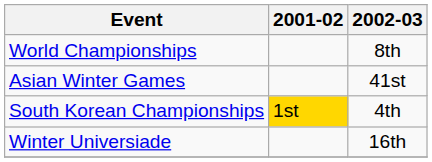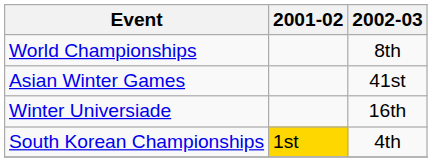rows swapped: (137, 111) <-> (90, 141)
